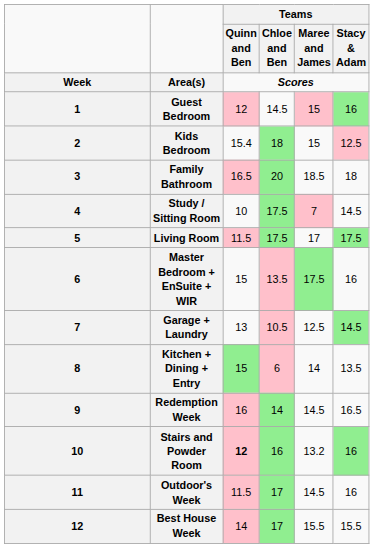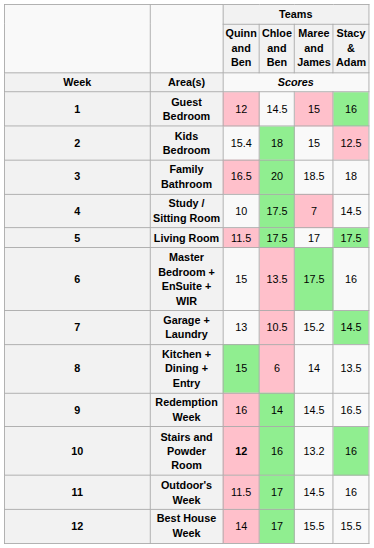(314, 327) 12.5 -> (314, 327) 15.2
